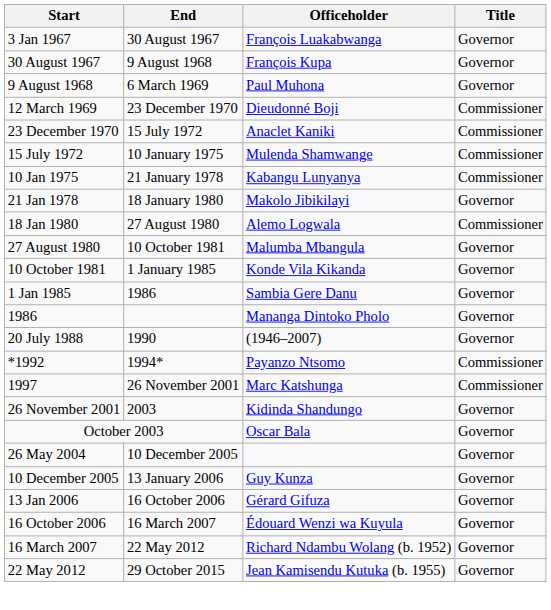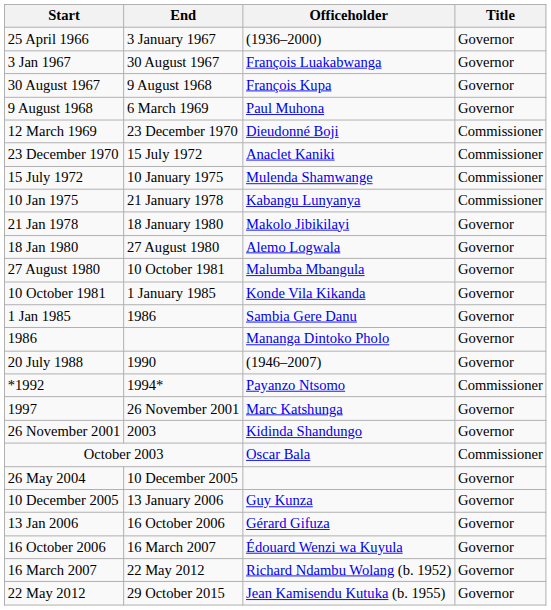+ row: (48, 39)
(500, 223) Commissioner -> (486, 246) Governor
(500, 385) Commissioner -> (486, 408) Governor
(486, 431) Governor -> (500, 454) Commissioner
